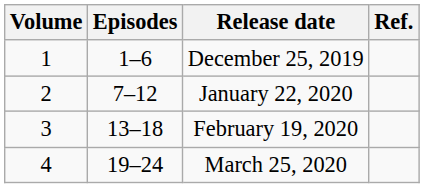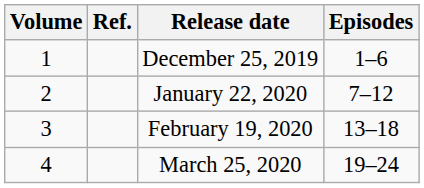columns swapped: (135, 22) <-> (394, 22)
